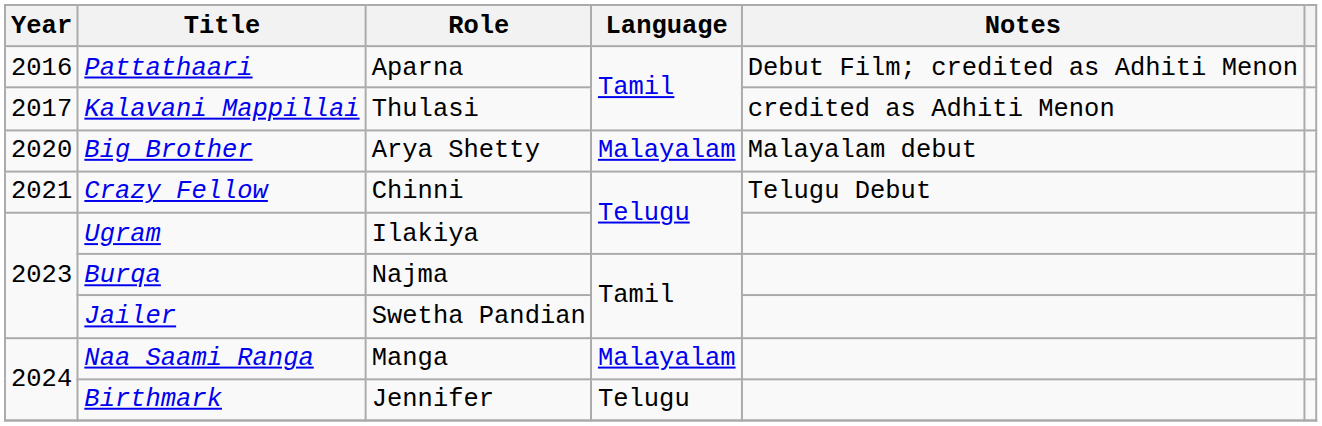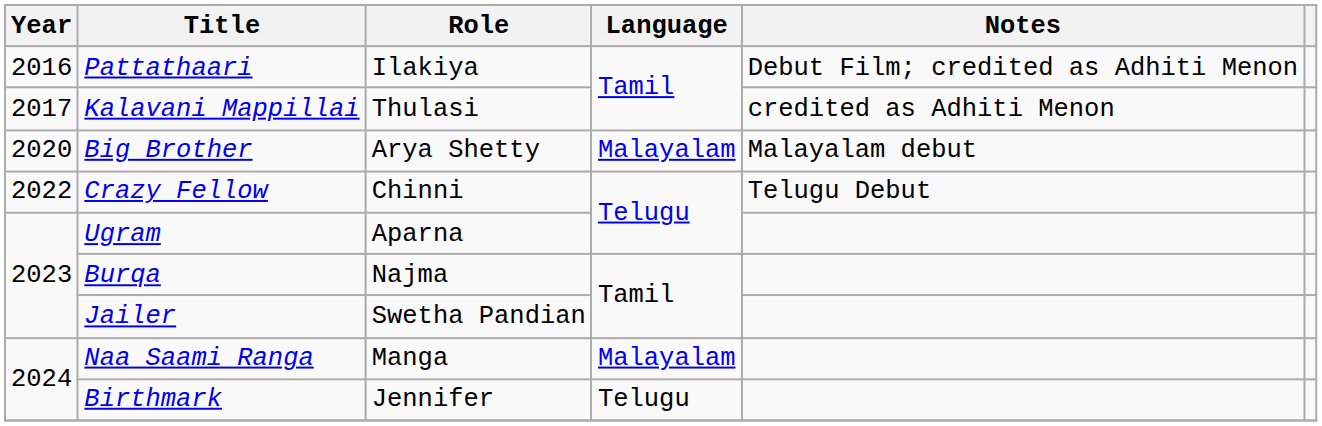(418, 67) Aparna -> (425, 67) Ilakiya
(42, 192) 2021 -> (42, 192) 2022
(425, 233) Ilakiya -> (418, 233) Aparna
